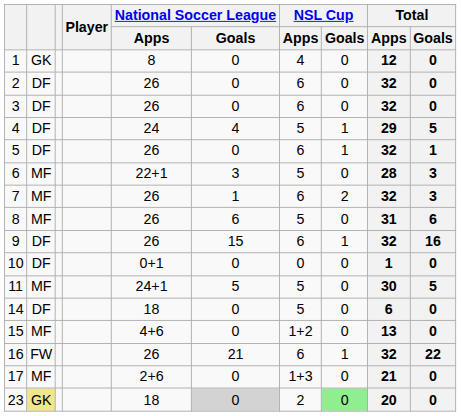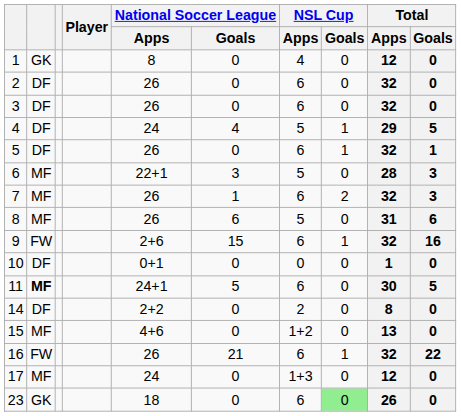(41, 241) DF -> (41, 241) FW
(152, 241) 26 -> (152, 241) 2+6
(41, 286) normal -> (41, 286) bold
(301, 286) 5 -> (301, 286) 6
(152, 309) 18 -> (152, 309) 2+2
(301, 309) 5 -> (301, 309) 2
(389, 309) 6 -> (389, 309) 8
(152, 377) 2+6 -> (152, 377) 24
(389, 377) 21 -> (389, 377) 12
(41, 399) khaki background -> (41, 399) no background
(236, 399) lightgrey background -> (236, 399) no background
(301, 399) 2 -> (301, 399) 6
(389, 399) 20 -> (389, 399) 26
